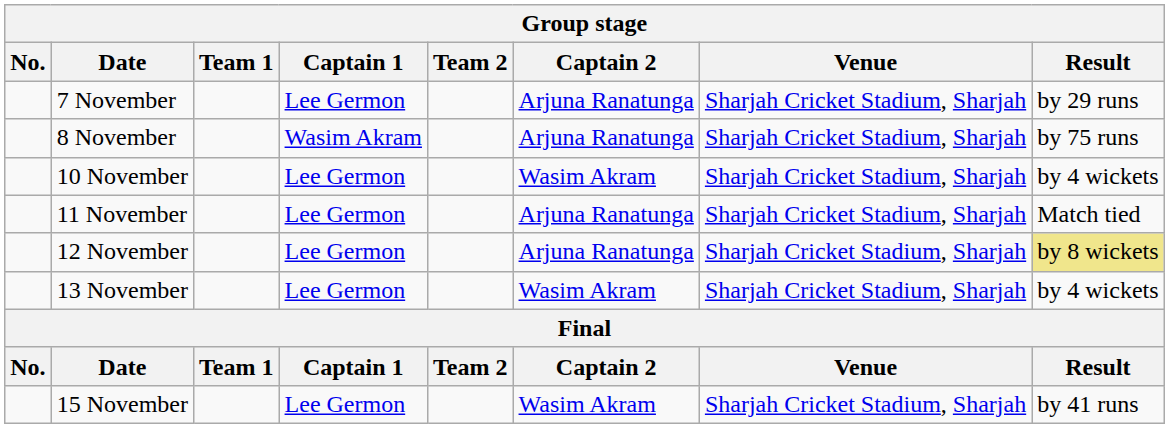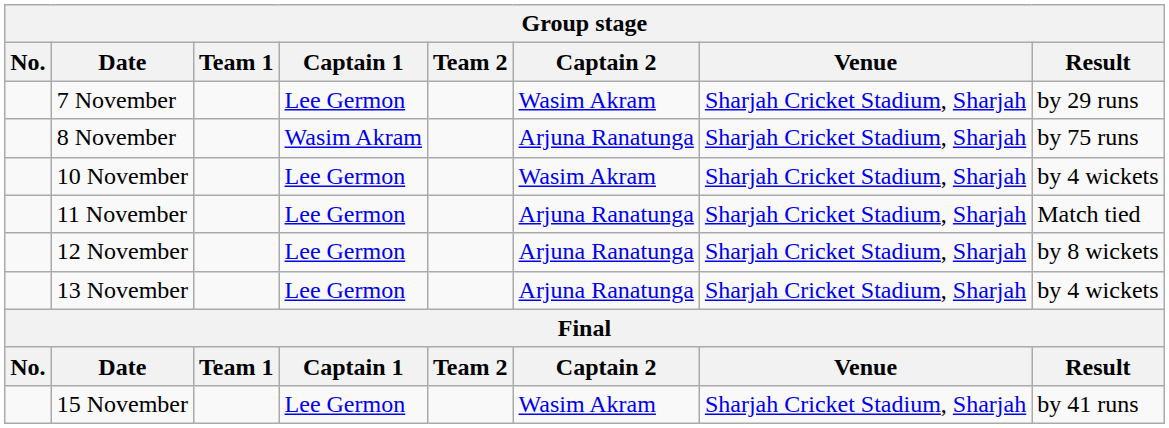(606, 99) Arjuna Ranatunga -> (587, 99) Wasim Akram
(1098, 251) khaki background -> (1098, 251) no background
(587, 289) Wasim Akram -> (606, 289) Arjuna Ranatunga
